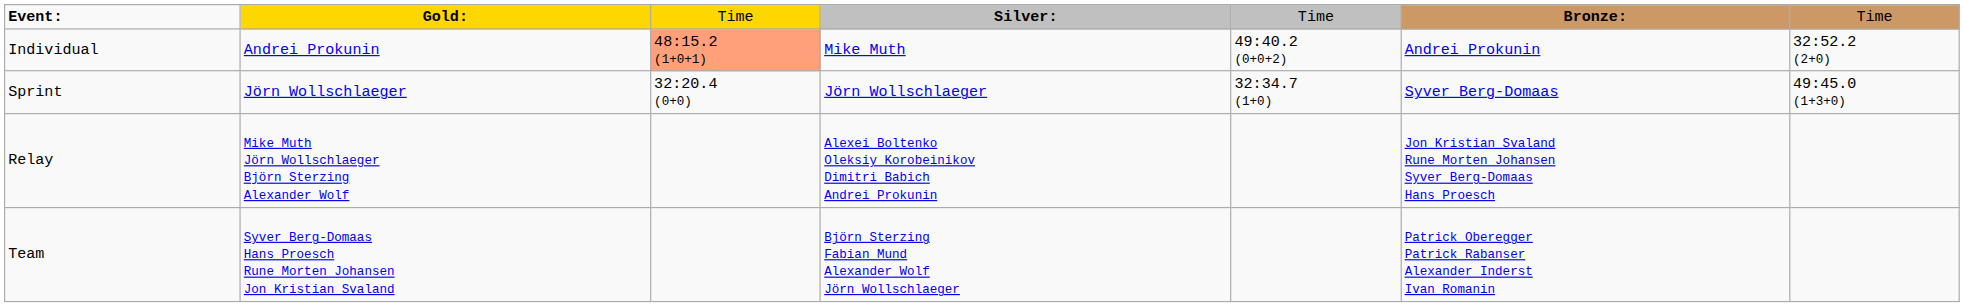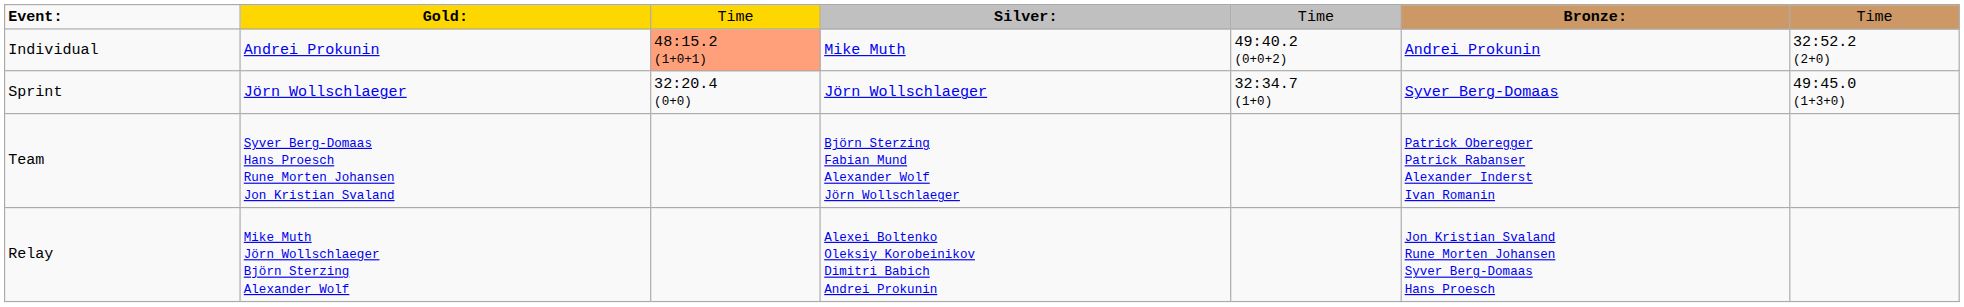rows swapped: (31, 160) <-> (26, 254)
